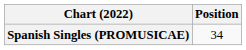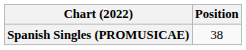(217, 34) 34 -> (217, 34) 38
